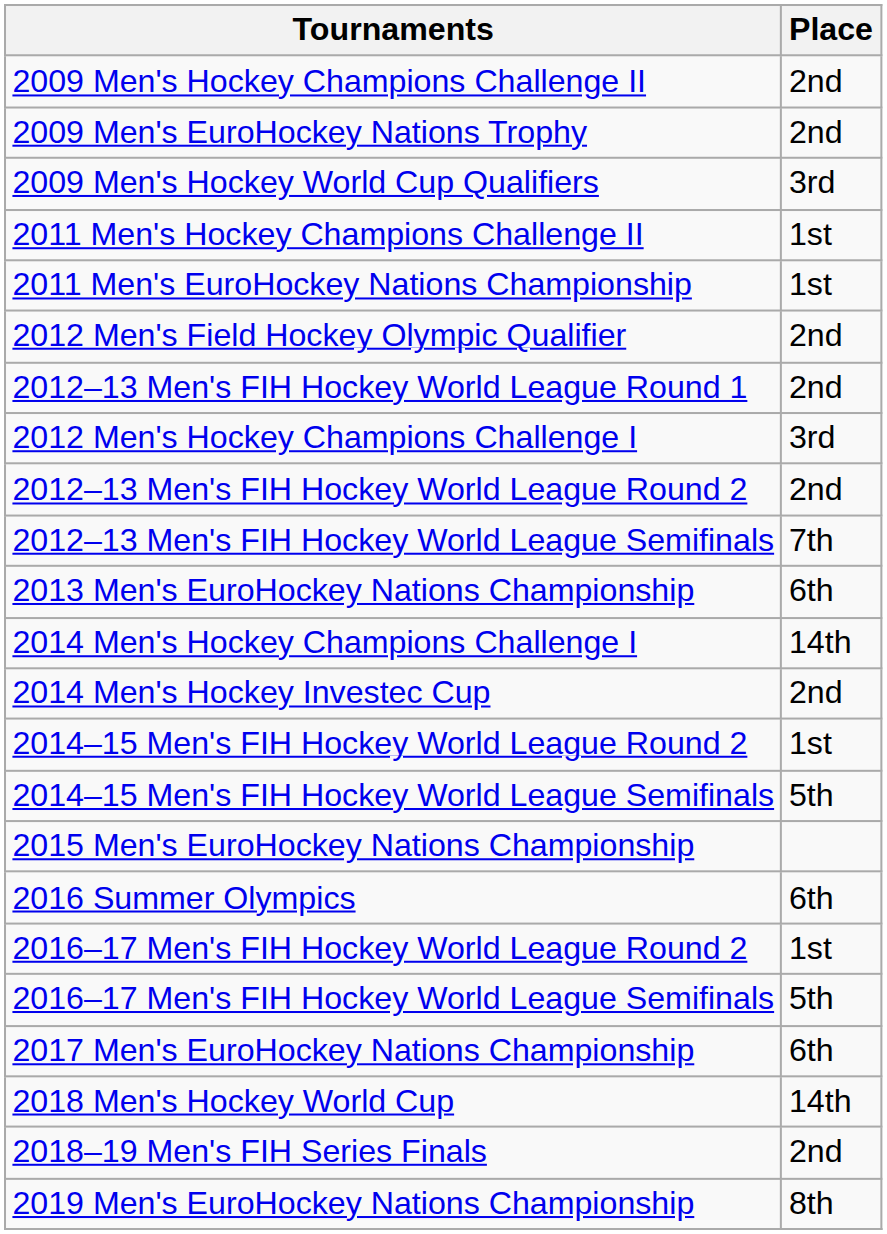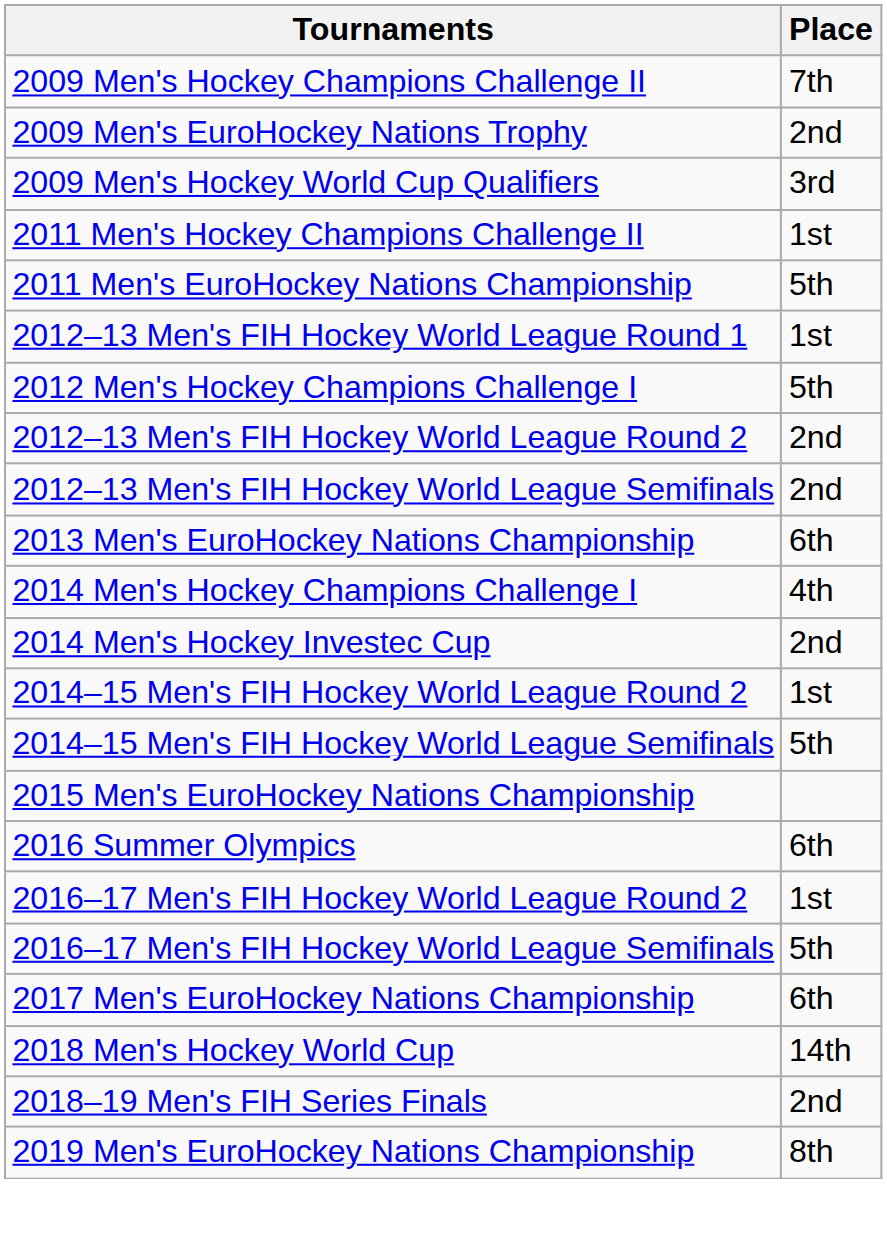(816, 81) 2nd -> (811, 81) 7th
(810, 285) 1st -> (811, 285) 5th
- row: (319, 336)
(816, 387) 2nd -> (810, 336) 1st
(812, 438) 3rd -> (811, 387) 5th
(811, 540) 7th -> (816, 489) 2nd
(820, 642) 14th -> (811, 591) 4th
